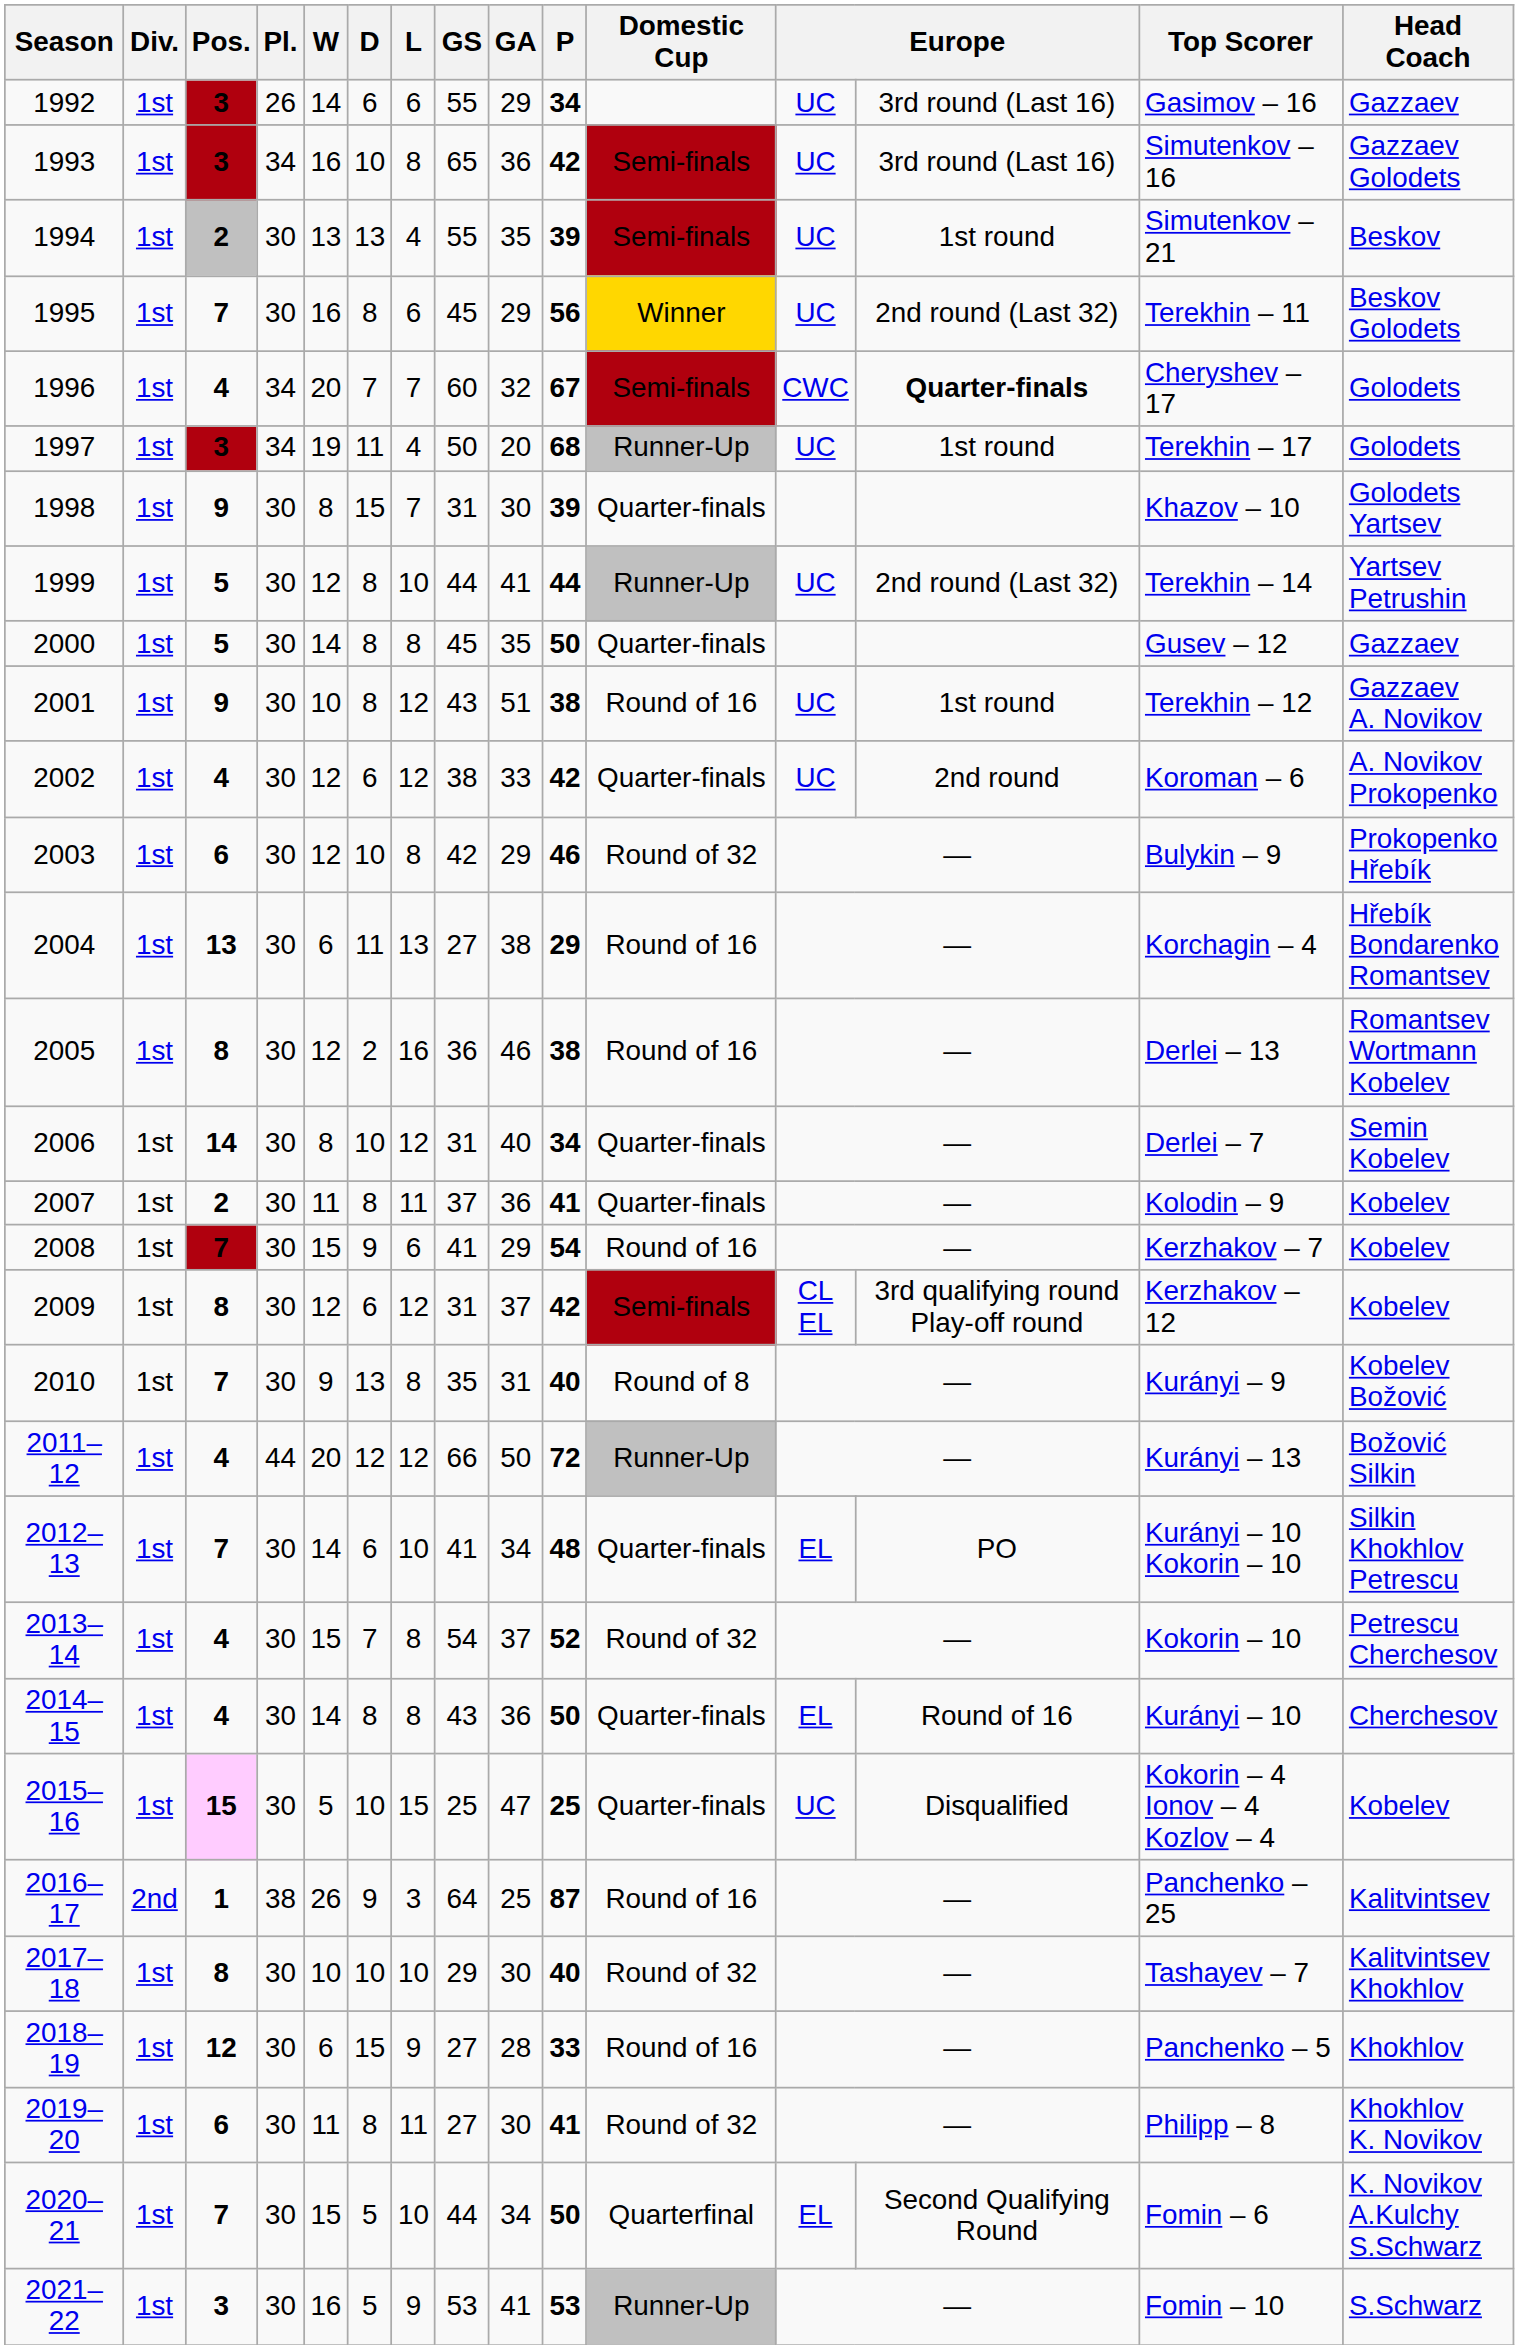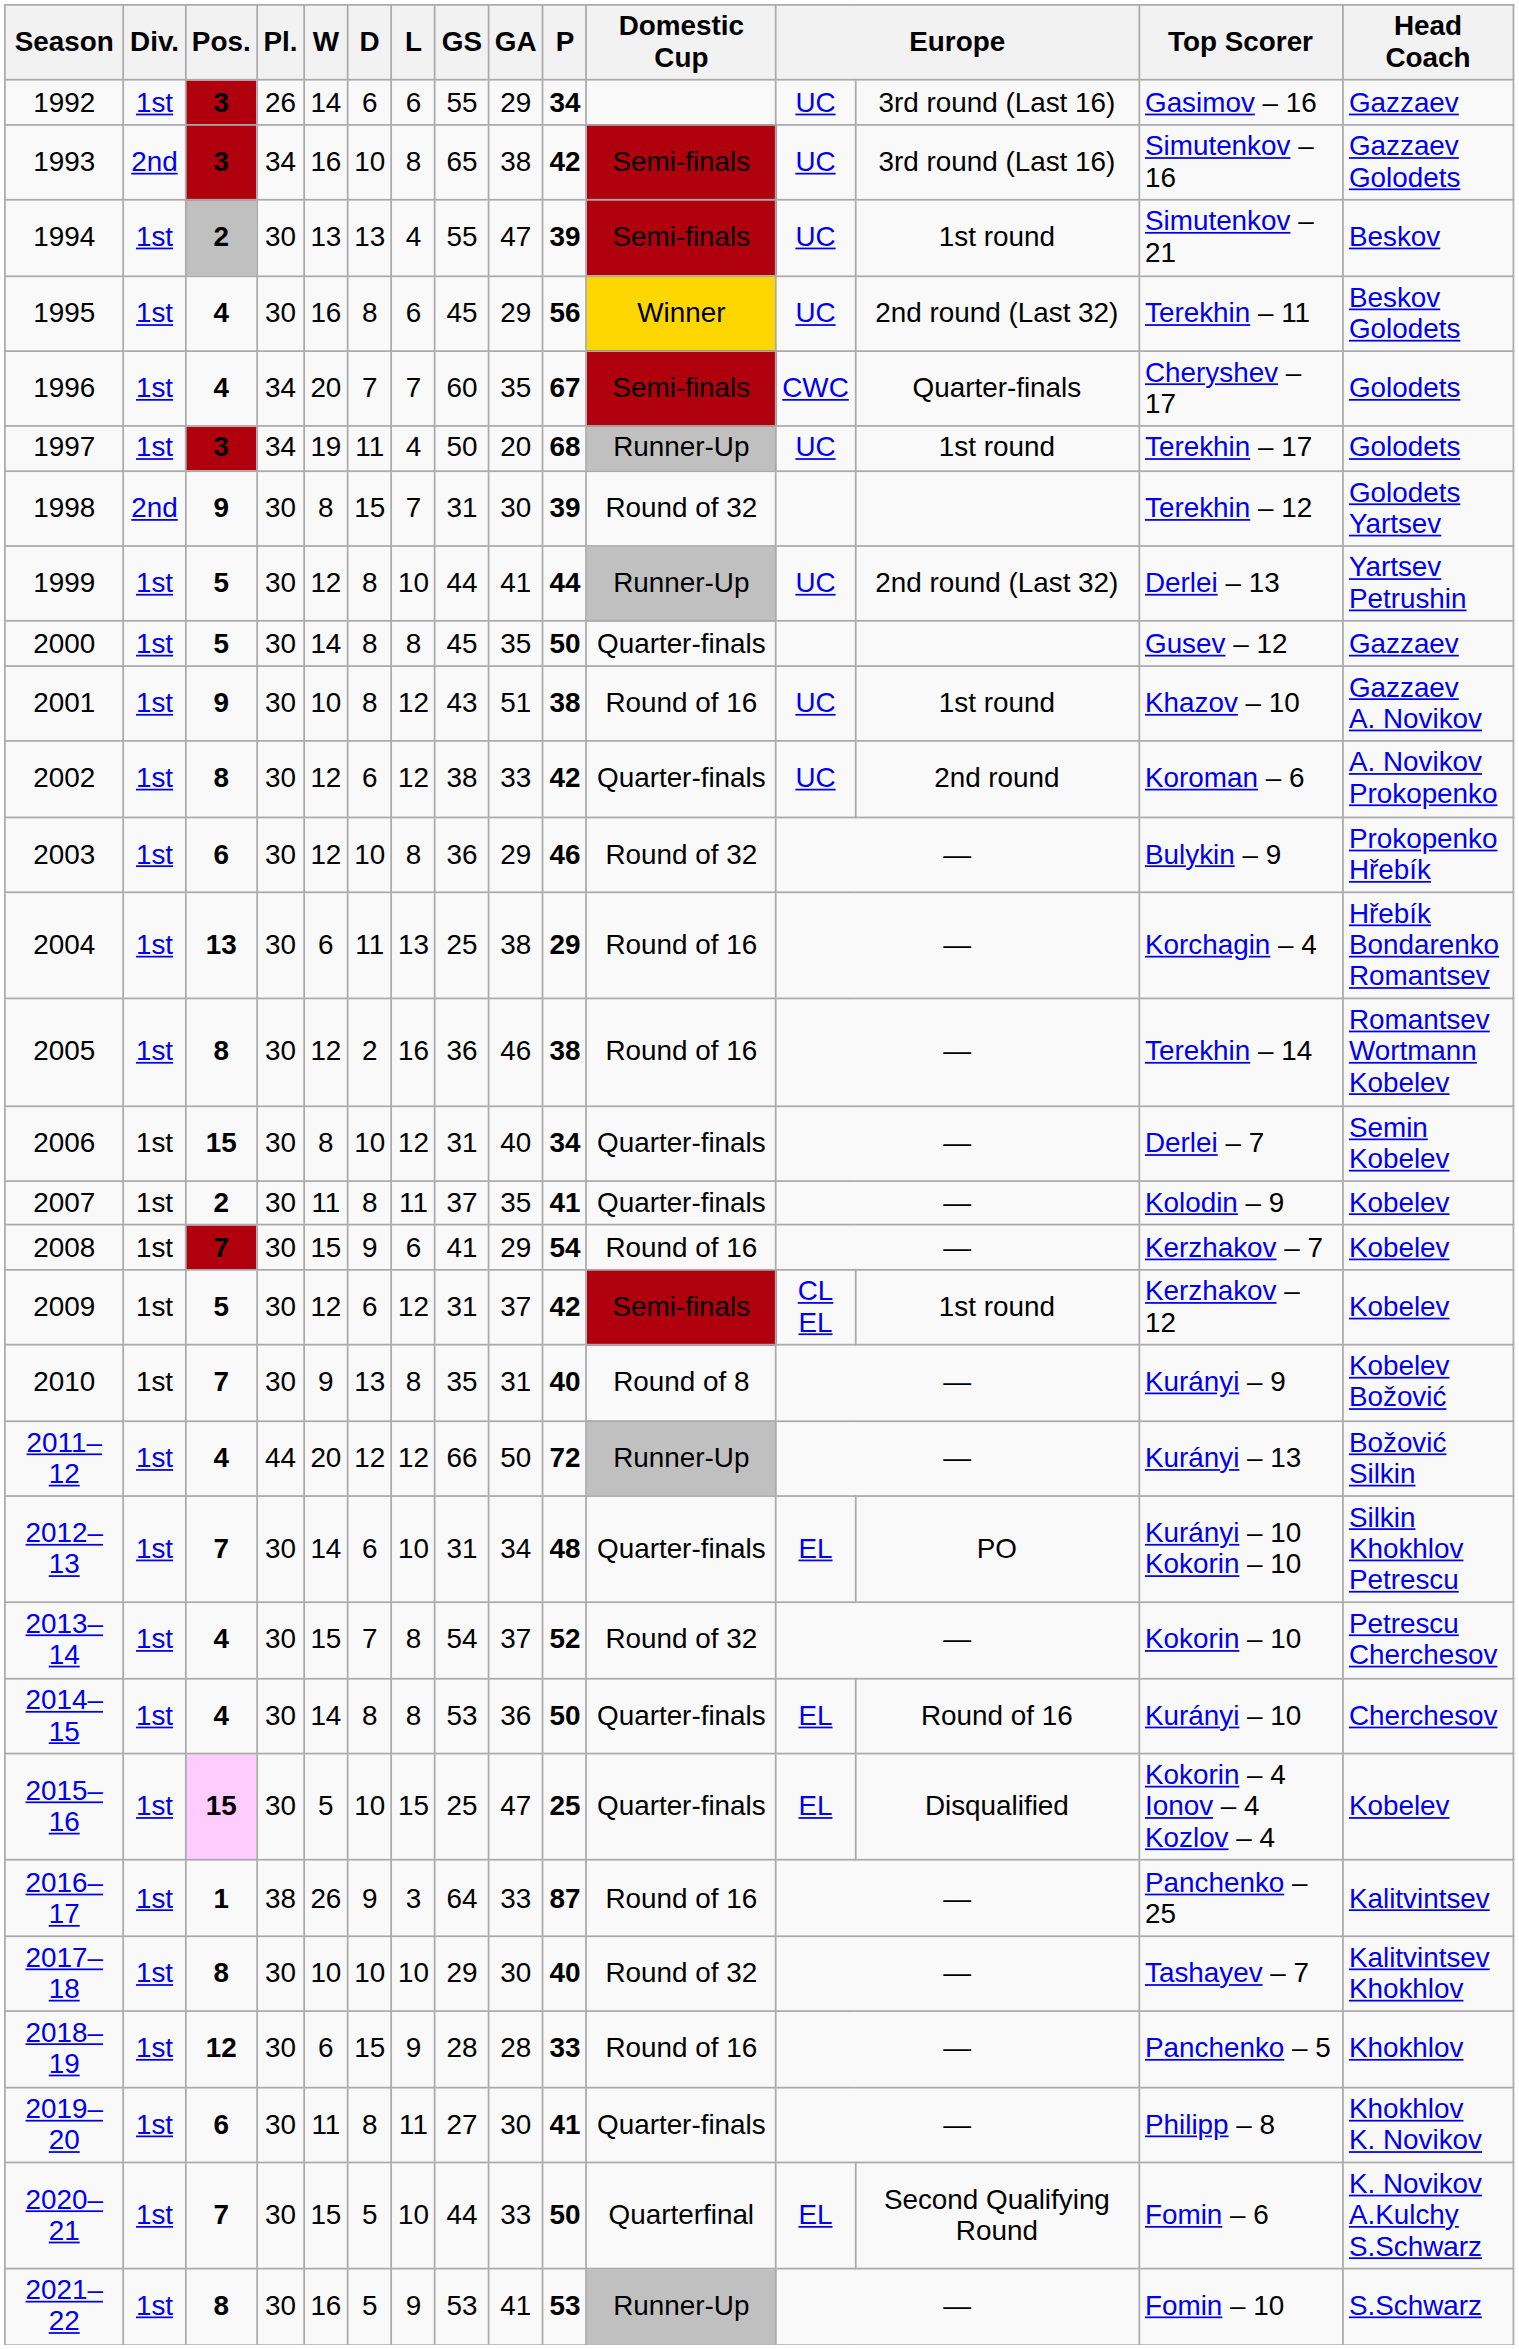(155, 161) 1st -> (155, 161) 2nd
(516, 161) 36 -> (516, 161) 38
(516, 237) 35 -> (516, 237) 47
(221, 312) 7 -> (221, 312) 4
(516, 388) 32 -> (516, 388) 35
(997, 388) bold -> (997, 388) normal
(155, 507) 1st -> (155, 507) 2nd
(681, 507) Quarter-finals -> (681, 507) Round of 32
(1222, 507) Khazov – 10 -> (1229, 507) Terekhin – 12
(1229, 583) Terekhin – 14 -> (1212, 583) Derlei – 13
(1229, 703) Terekhin – 12 -> (1222, 703) Khazov – 10
(221, 778) 4 -> (221, 778) 8
(462, 853) 42 -> (462, 853) 36
(462, 945) 27 -> (462, 945) 25
(1212, 1051) Derlei – 13 -> (1229, 1051) Terekhin – 14
(221, 1143) 14 -> (221, 1143) 15
(516, 1202) 36 -> (516, 1202) 35
(221, 1306) 8 -> (221, 1306) 5
(997, 1306) 3rd qualifying round Play-off round -> (997, 1306) 1st round
(462, 1548) 41 -> (462, 1548) 31
(462, 1715) 43 -> (462, 1715) 53
(816, 1806) UC -> (816, 1806) EL
(155, 1897) 2nd -> (155, 1897) 1st
(516, 1897) 25 -> (516, 1897) 33
(462, 2048) 27 -> (462, 2048) 28
(681, 2124) Round of 32 -> (681, 2124) Quarter-finals
(516, 2215) 34 -> (516, 2215) 33
(221, 2306) 3 -> (221, 2306) 8
